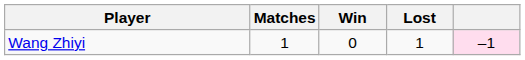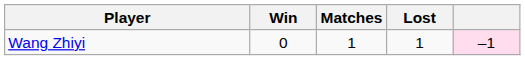columns swapped: (285, 17) <-> (353, 17)
